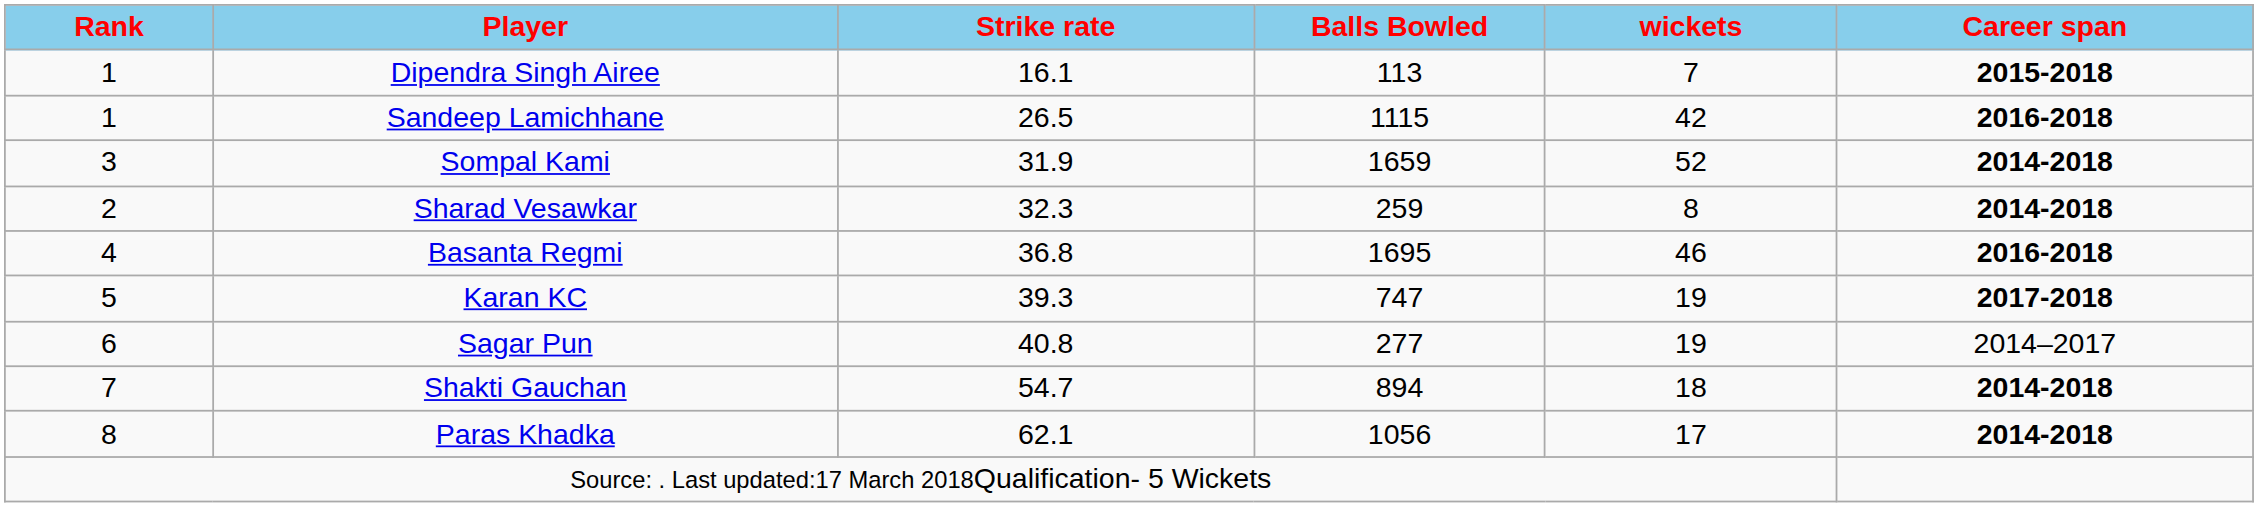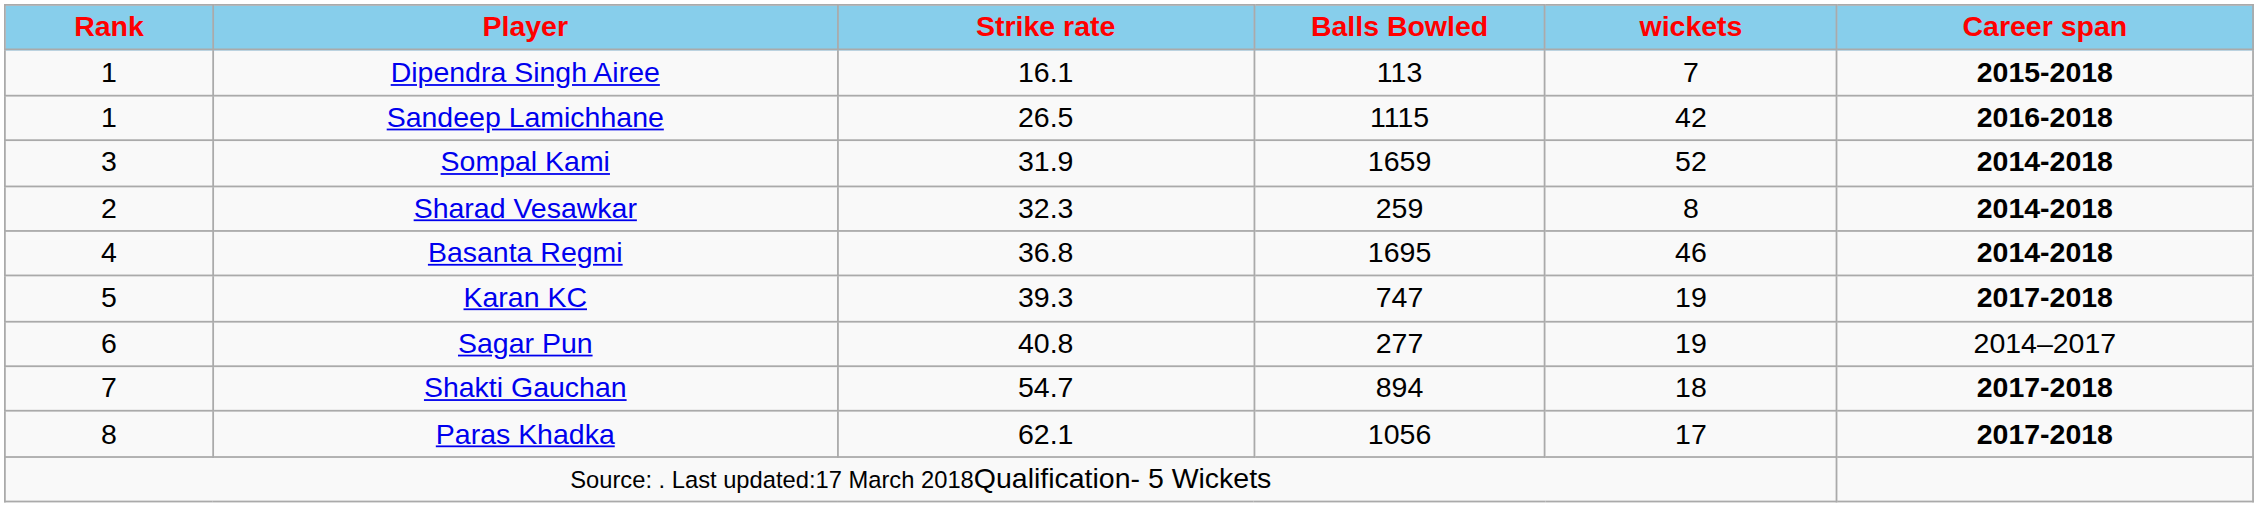(2045, 252) 2016-2018 -> (2045, 252) 2014-2018
(2045, 388) 2014-2018 -> (2045, 388) 2017-2018
(2045, 433) 2014-2018 -> (2045, 433) 2017-2018
